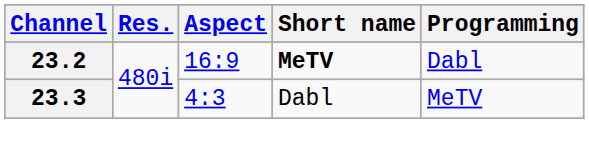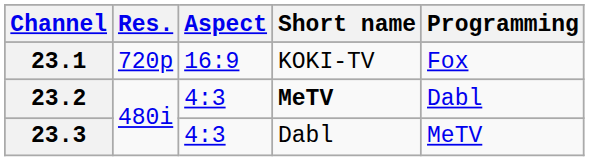+ row: (59, 61)
(212, 61) 16:9 -> (205, 99) 4:3
